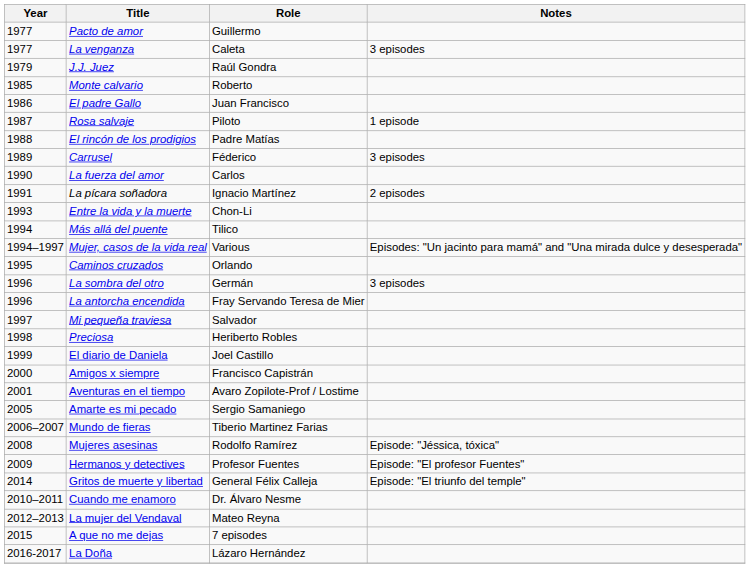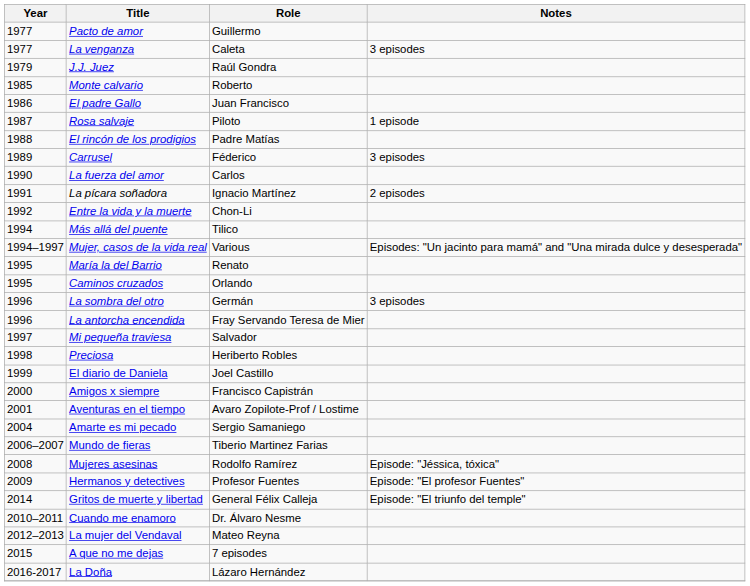(20, 211) 1993 -> (20, 211) 1992
+ row: (115, 265)
(20, 409) 2005 -> (20, 427) 2004
